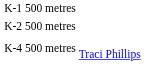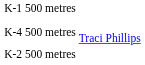rows swapped: (40, 26) <-> (40, 48)
